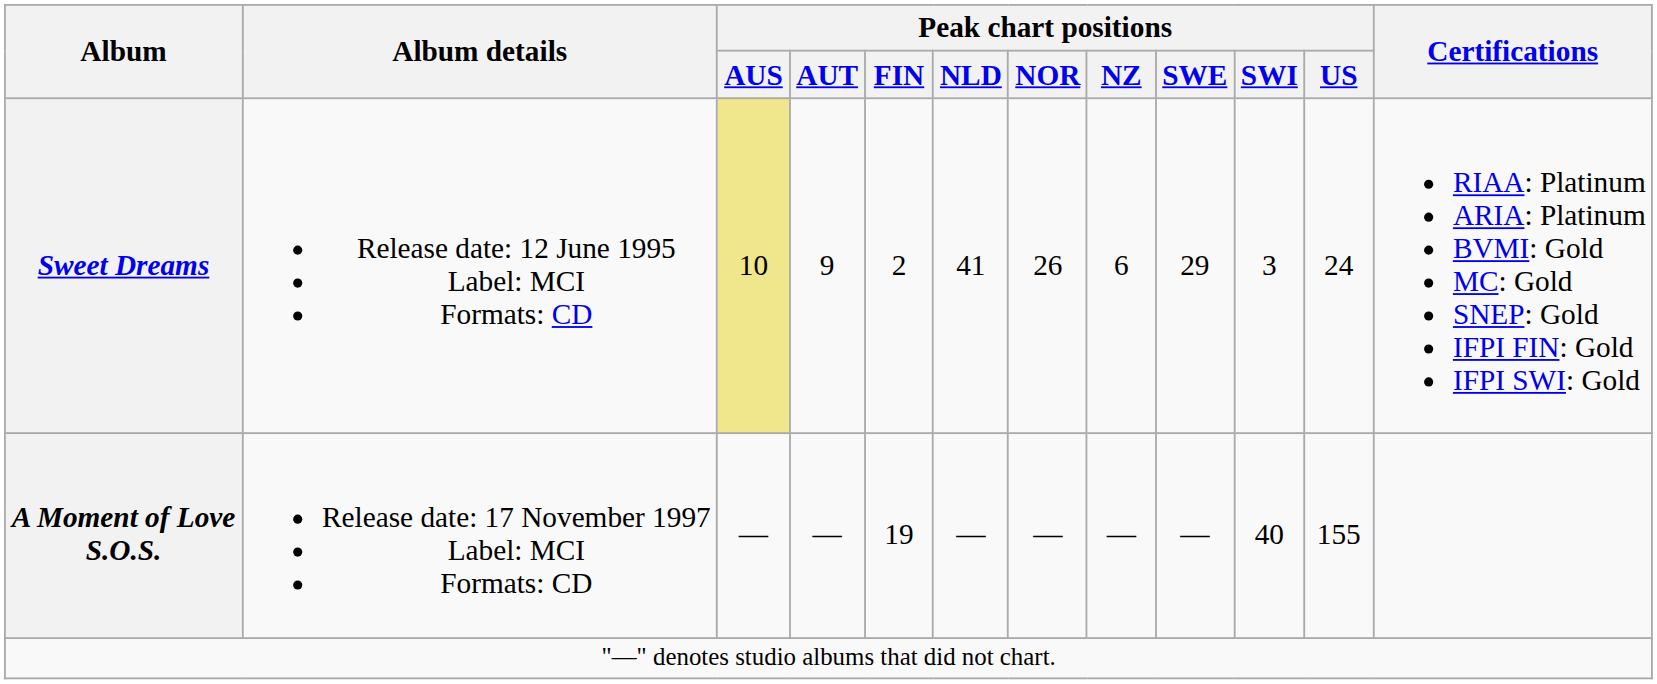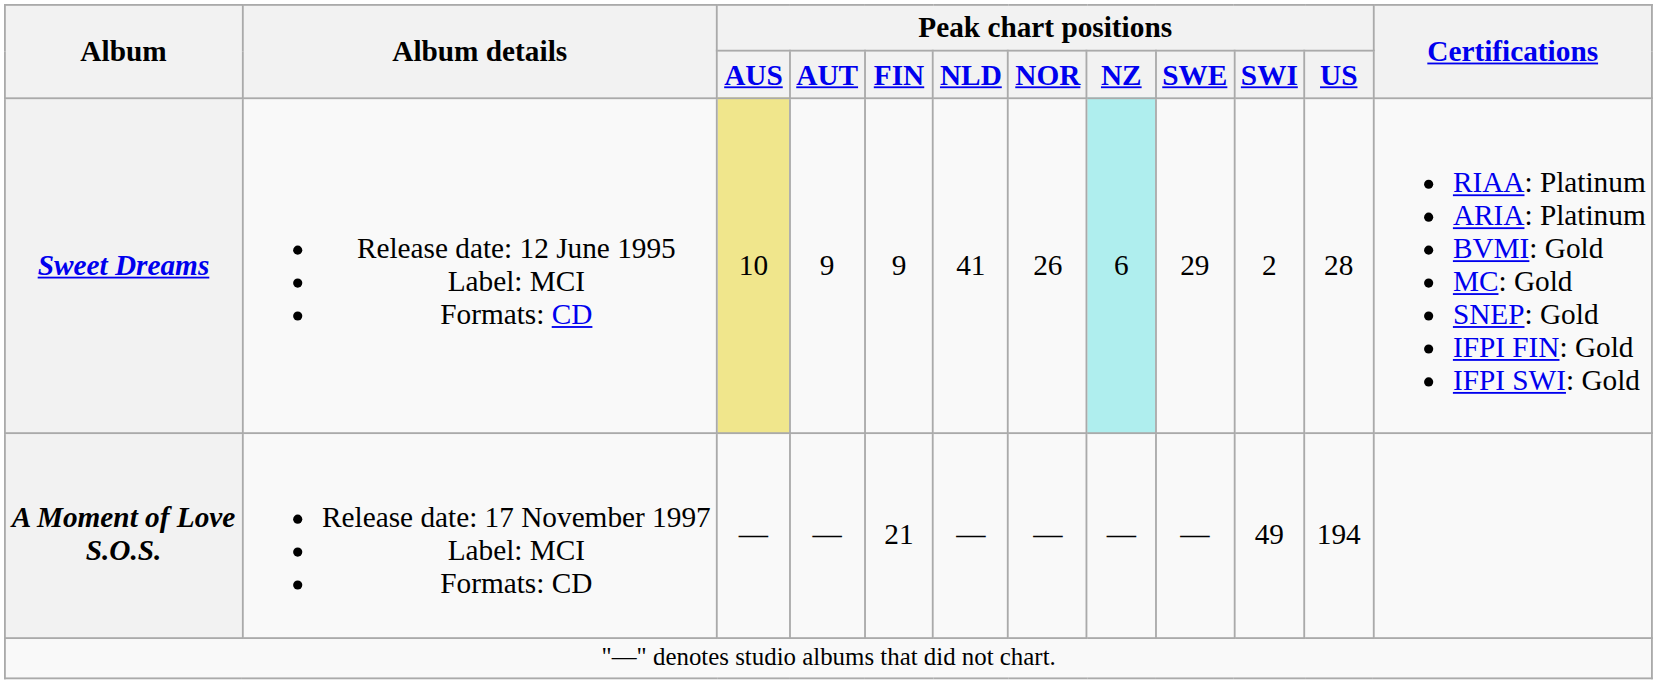(899, 265) 2 -> (899, 265) 9
(1121, 265) no background -> (1121, 265) paleturquoise background
(1269, 265) 3 -> (1269, 265) 2
(1339, 265) 24 -> (1339, 265) 28
(899, 534) 19 -> (899, 534) 21
(1269, 534) 40 -> (1269, 534) 49
(1339, 534) 155 -> (1339, 534) 194
